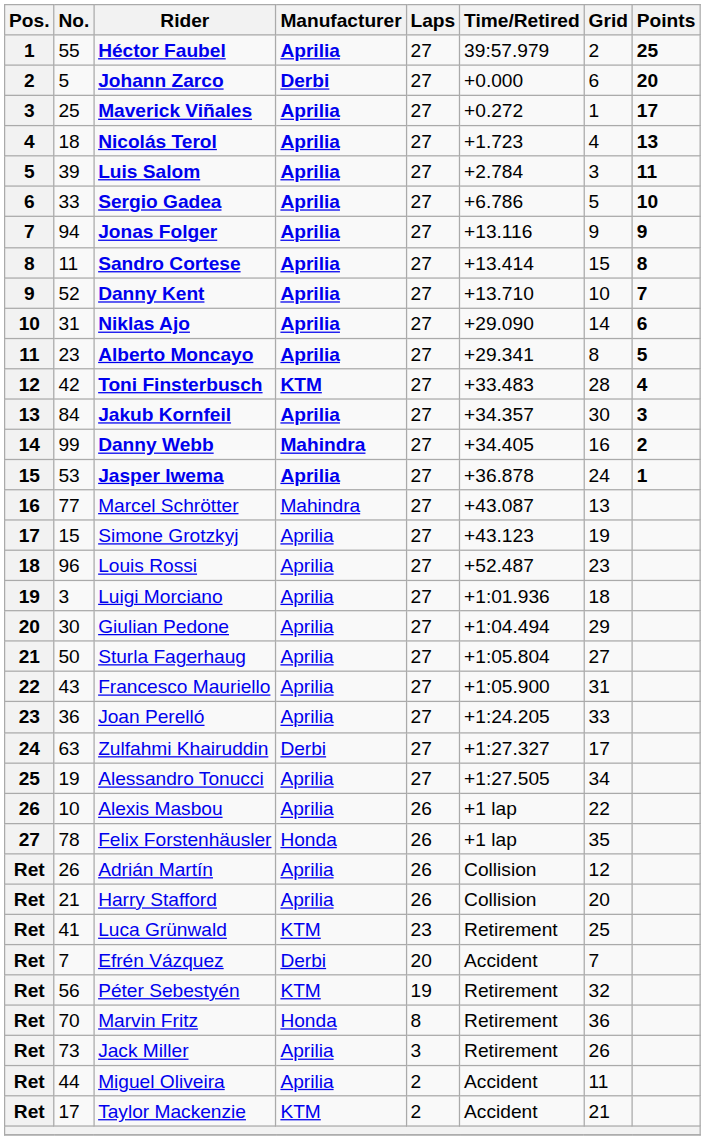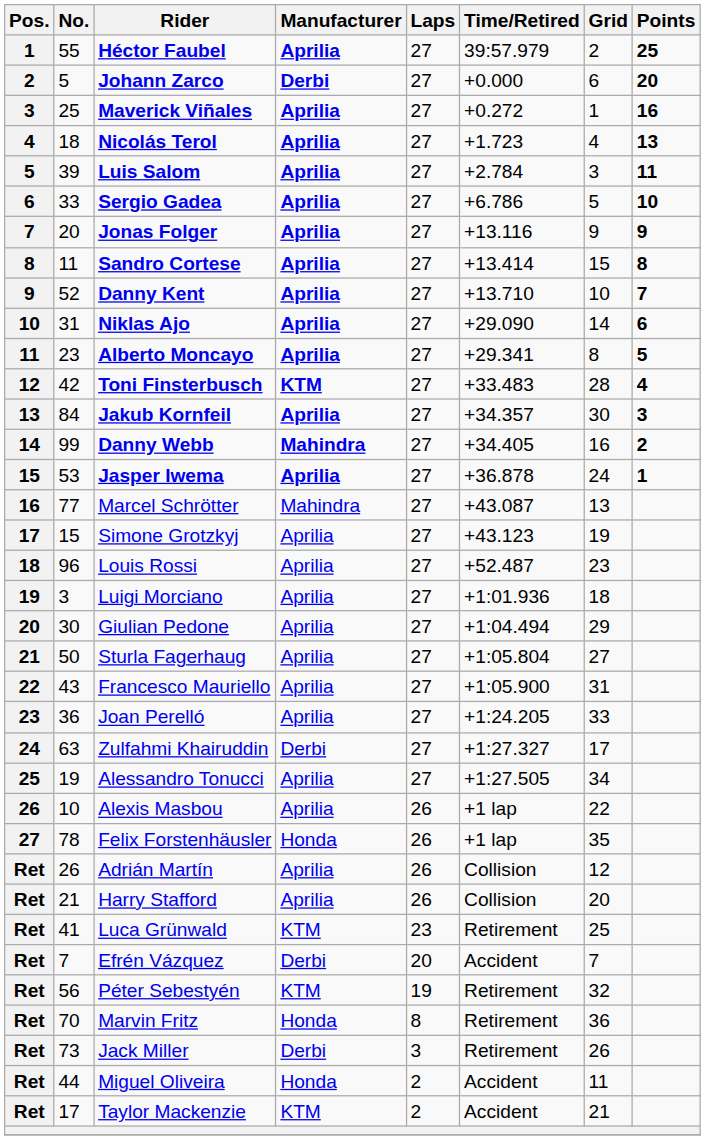(647, 111) 17 -> (647, 111) 16
(69, 232) 94 -> (69, 232) 20
(307, 1051) Aprilia -> (303, 1051) Derbi
(307, 1081) Aprilia -> (309, 1081) Honda
